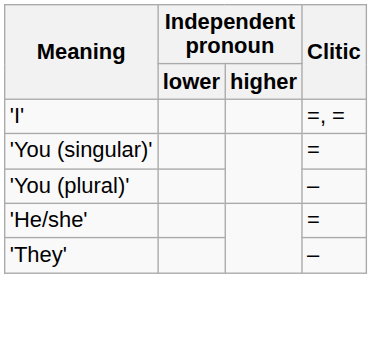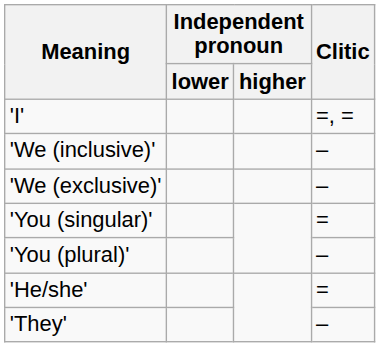+ row: (83, 150)
+ row: (86, 185)
